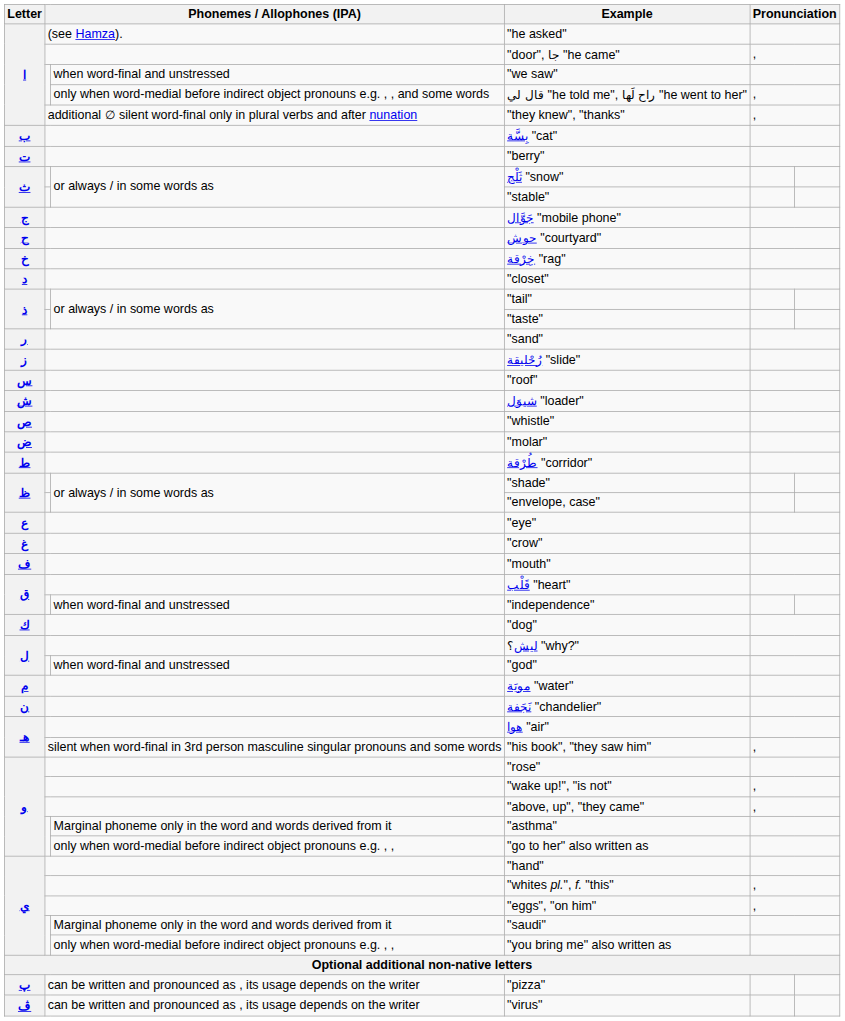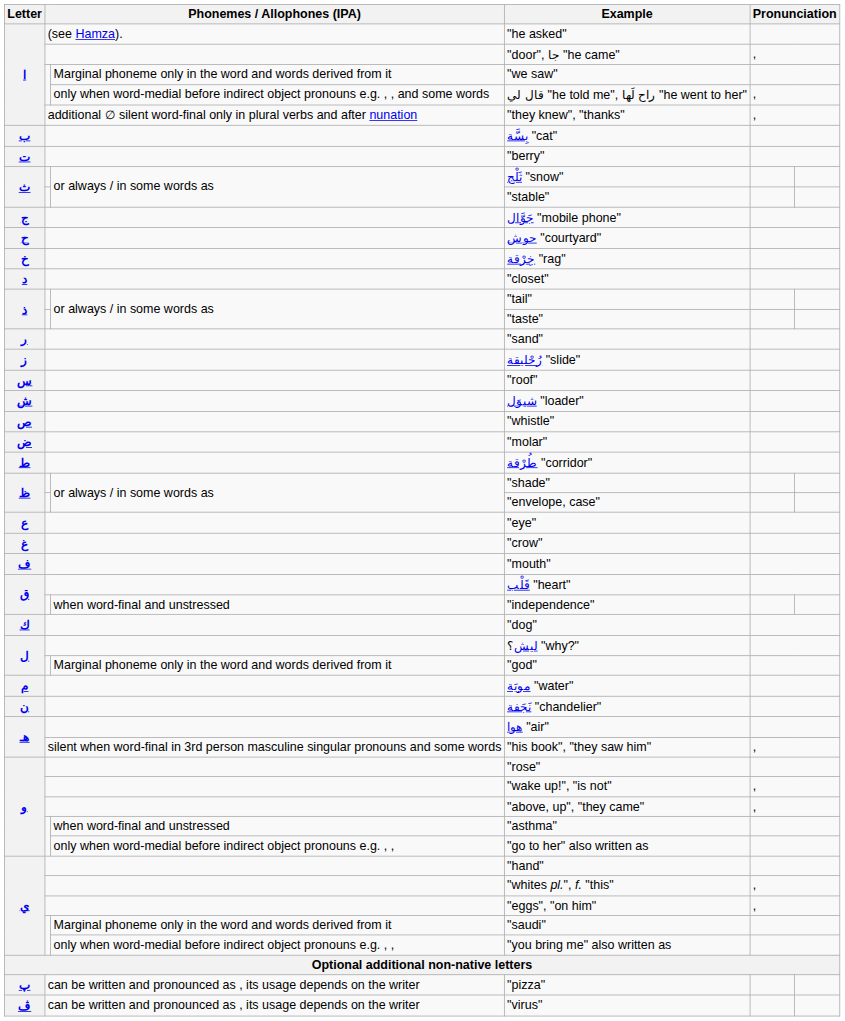(142, 74) when word-final and unstressed -> (223, 74) Marginal phoneme only in the word and words derived from it
(142, 665) when word-final and unstressed -> (223, 665) Marginal phoneme only in the word and words derived from it
(223, 826) Marginal phoneme only in the word and words derived from it -> (142, 826) when word-final and unstressed
